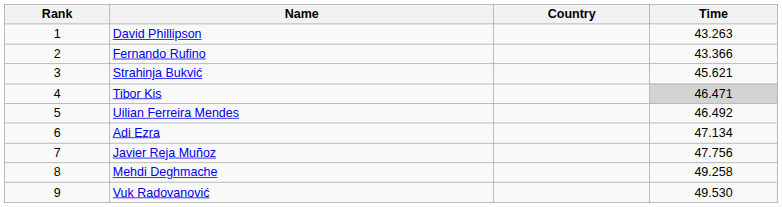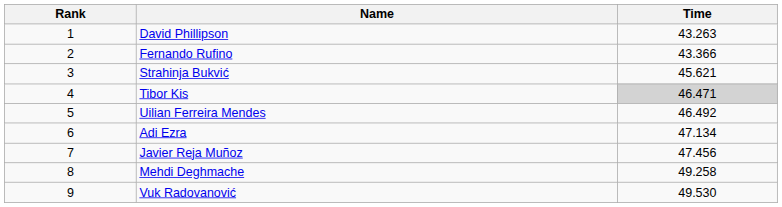- column: (572, 14)
(713, 152) 47.756 -> (697, 152) 47.456
